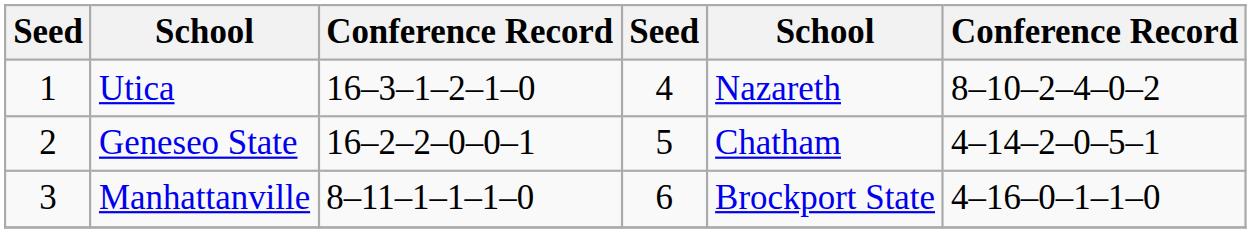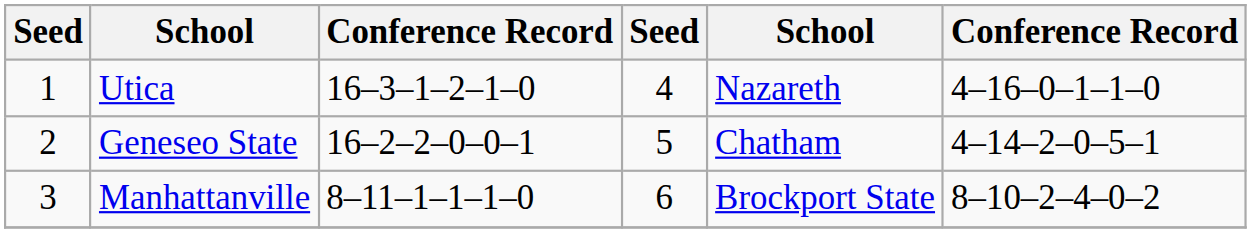(1056, 87) 8–10–2–4–0–2 -> (1056, 87) 4–16–0–1–1–0
(1056, 198) 4–16–0–1–1–0 -> (1056, 198) 8–10–2–4–0–2
